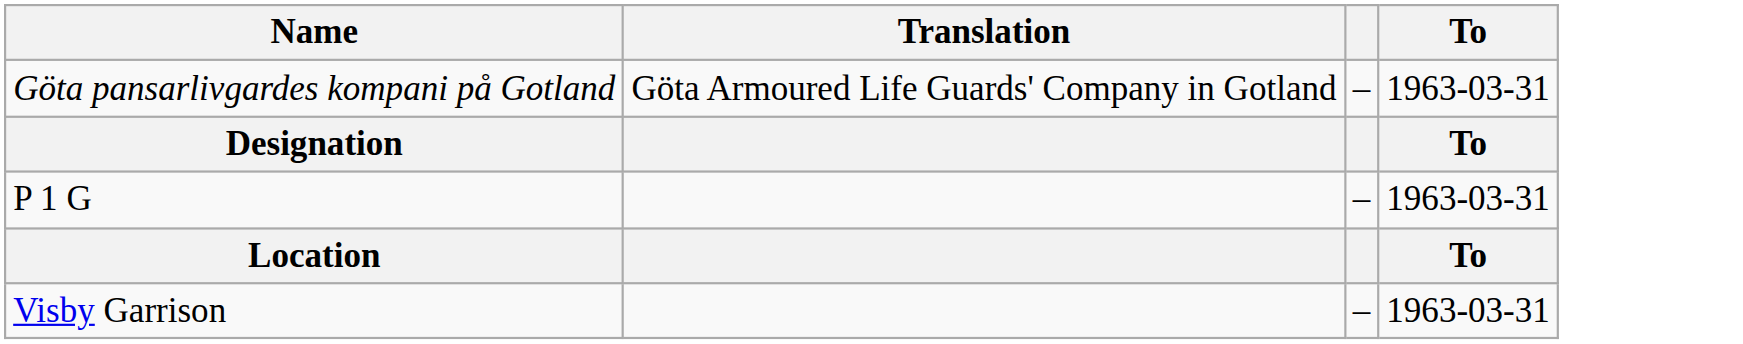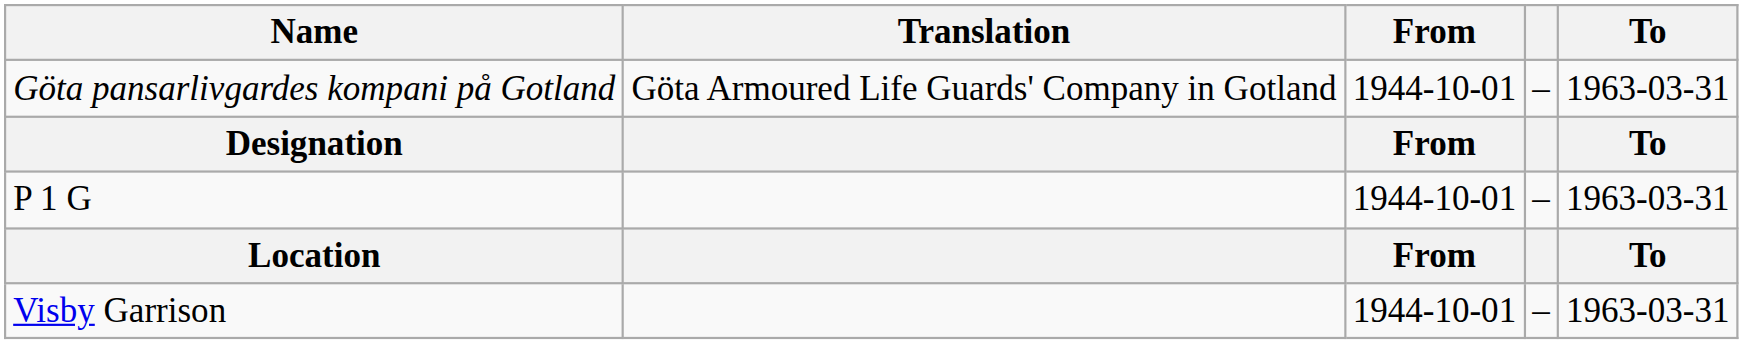+ column: (1434, 32)
